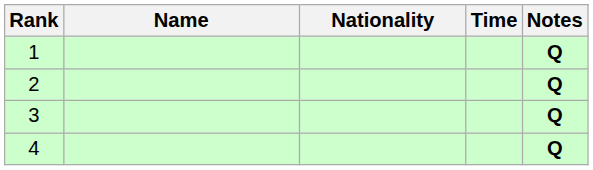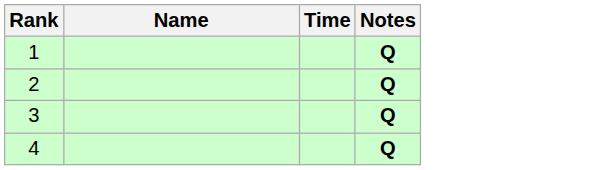- column: (383, 20)
